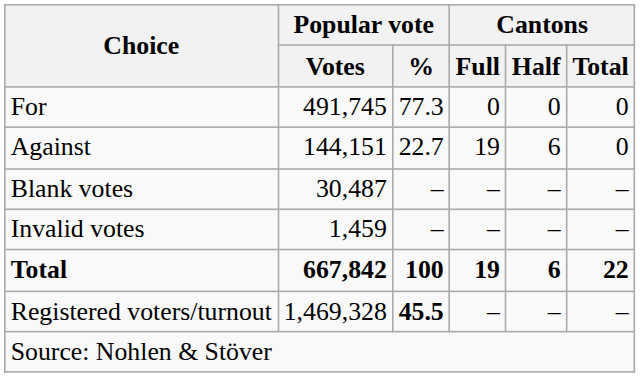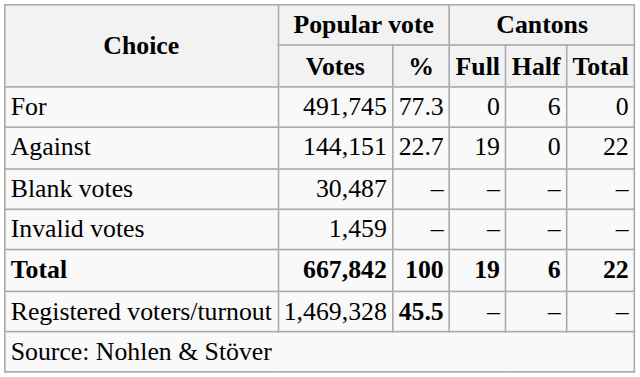(554, 106) 0 -> (554, 106) 6
(554, 147) 6 -> (554, 147) 0
(622, 147) 0 -> (616, 147) 22
